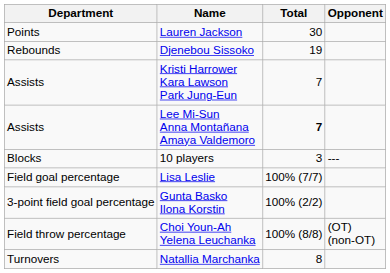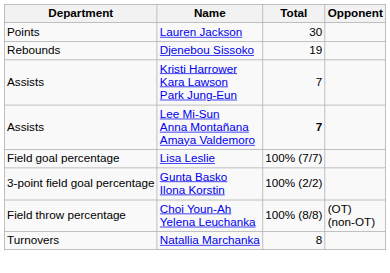- row: (187, 158)
